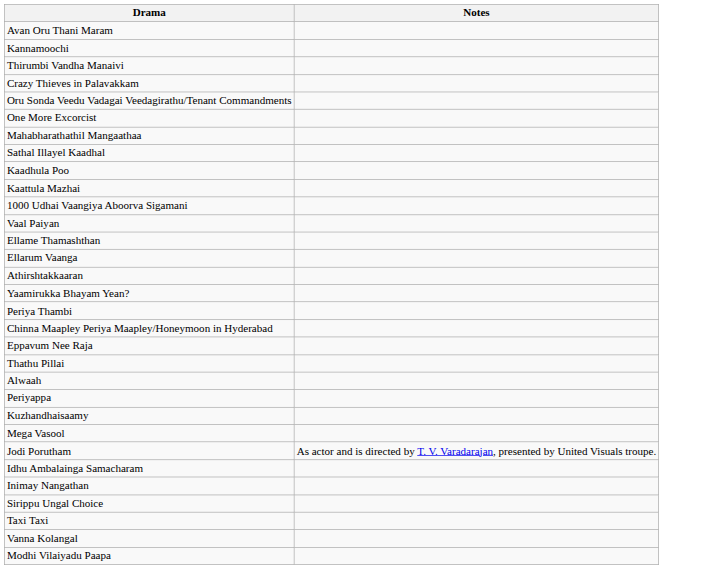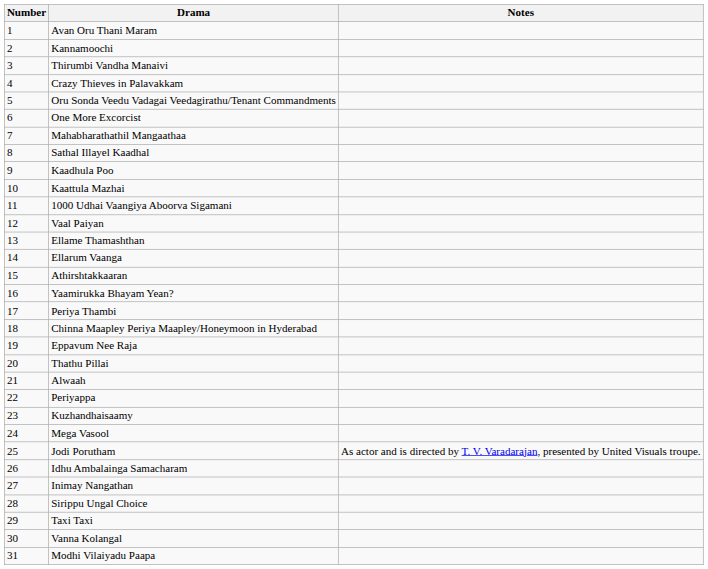+ column: (27, 13)
